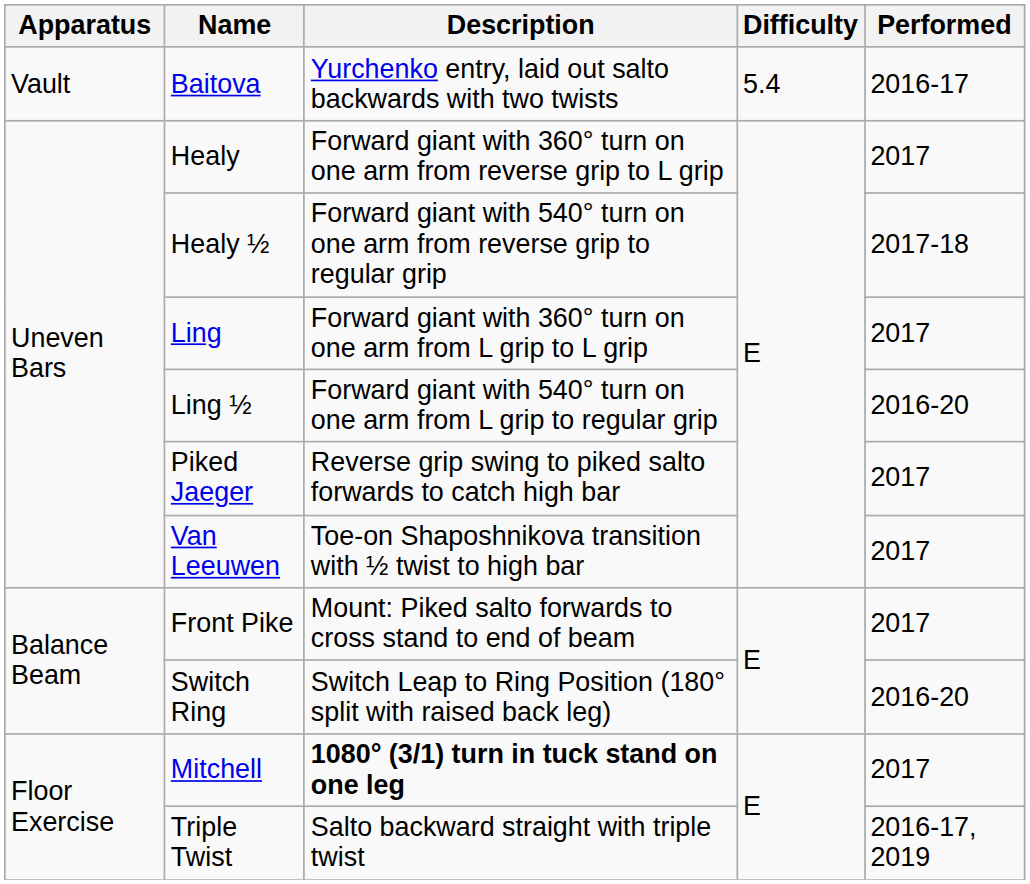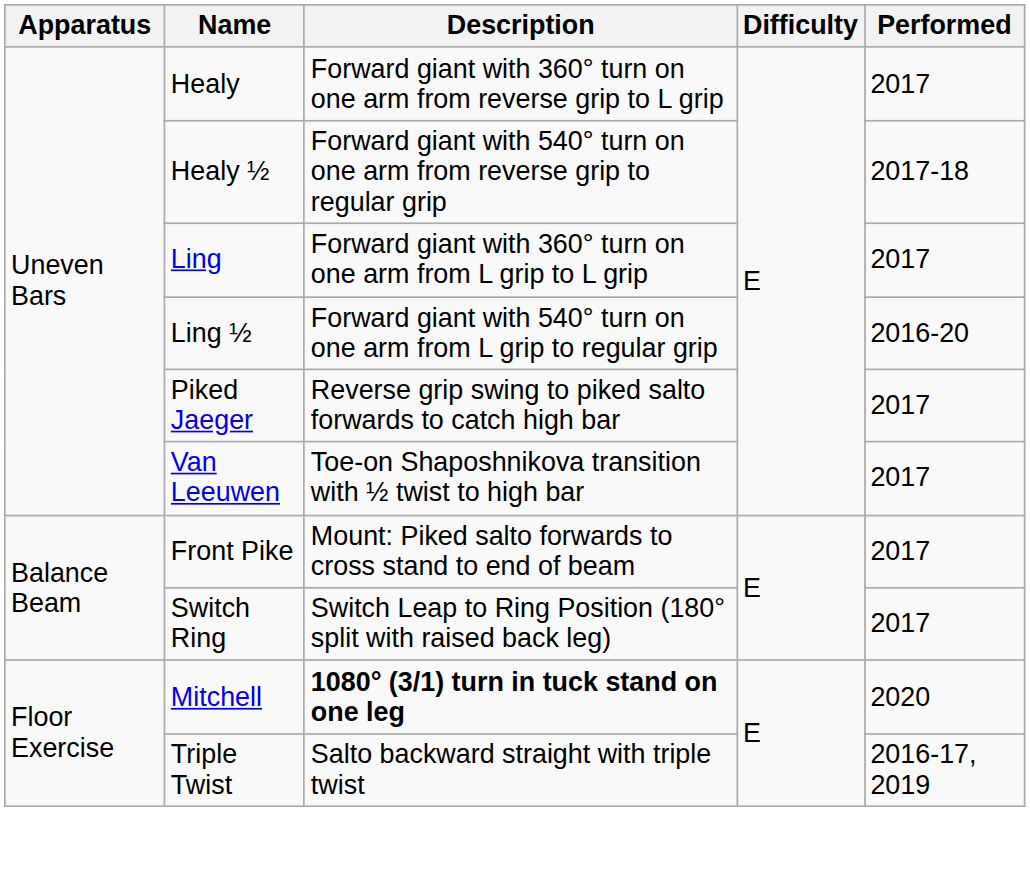- row: (216, 83)
(920, 696) 2016-20 -> (900, 623) 2017
(900, 769) 2017 -> (900, 696) 2020
